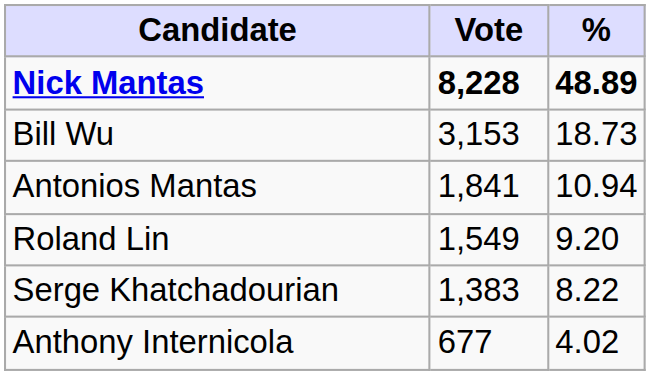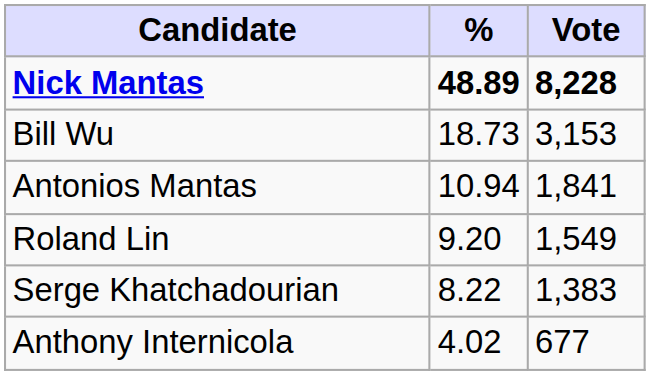columns swapped: (489, 30) <-> (596, 30)
